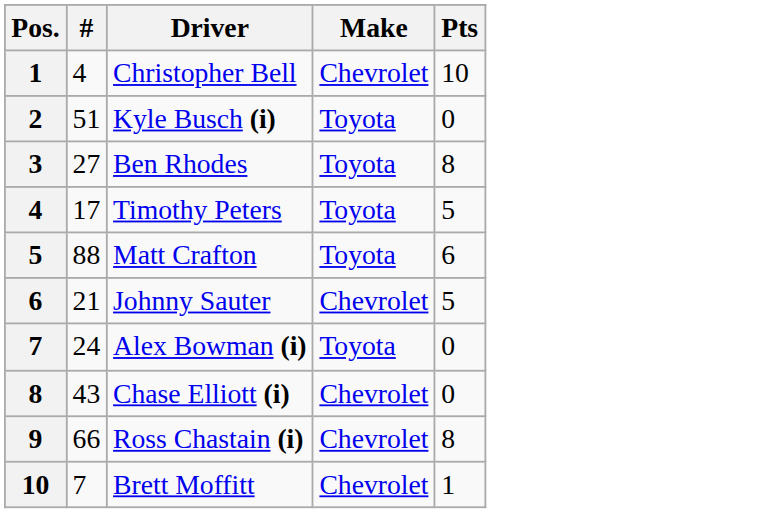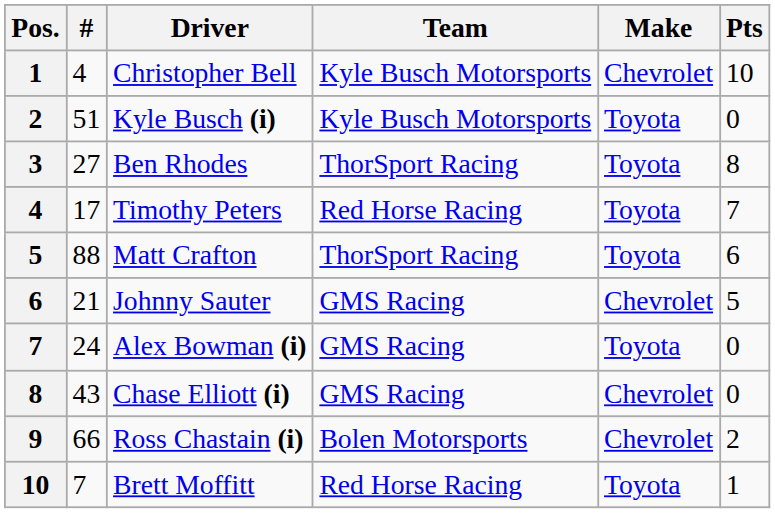+ column: (455, 27)
(448, 209) 5 -> (733, 209) 7
(448, 438) 8 -> (733, 438) 2
(374, 483) Chevrolet -> (642, 483) Toyota
